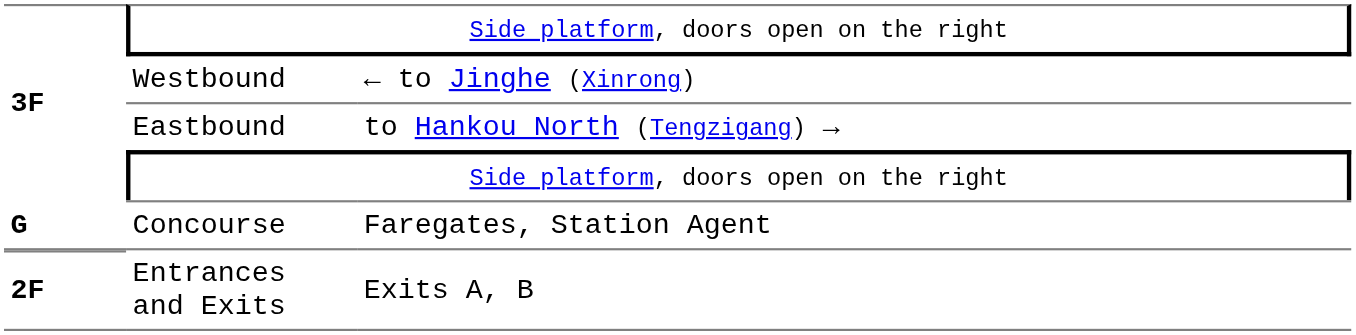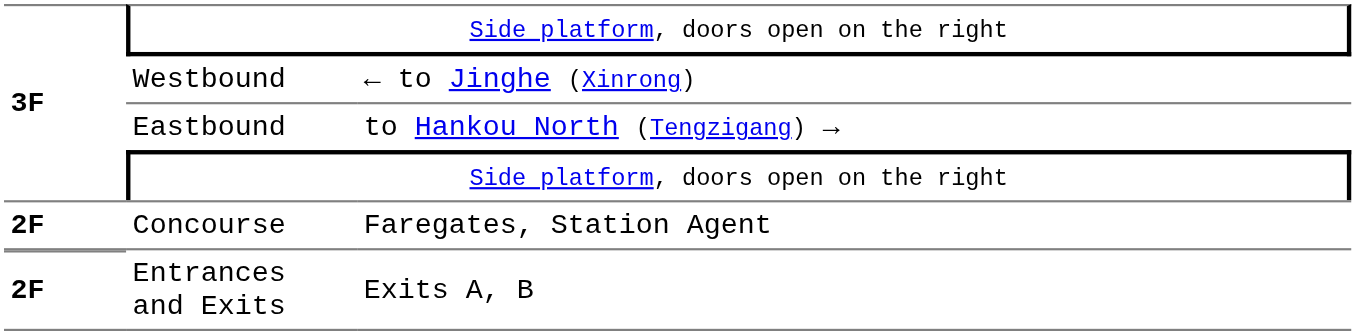(19, 224) G -> (28, 225) 2F
